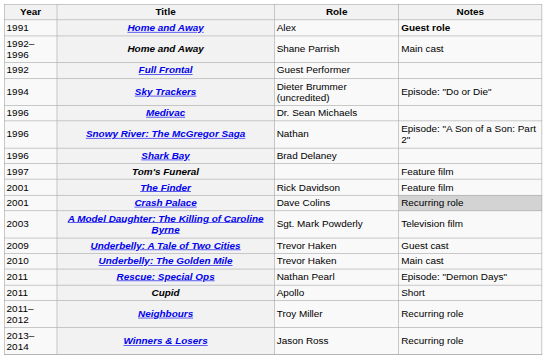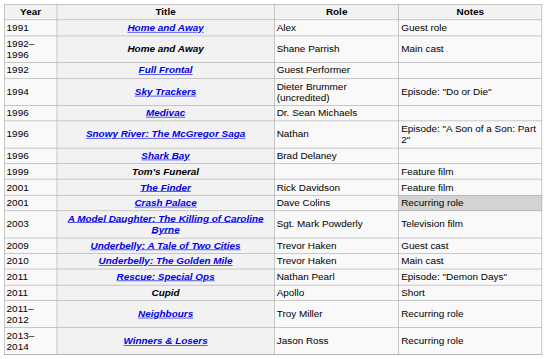(426, 28) bold -> (424, 28) normal
(18, 171) 1997 -> (18, 171) 1999
